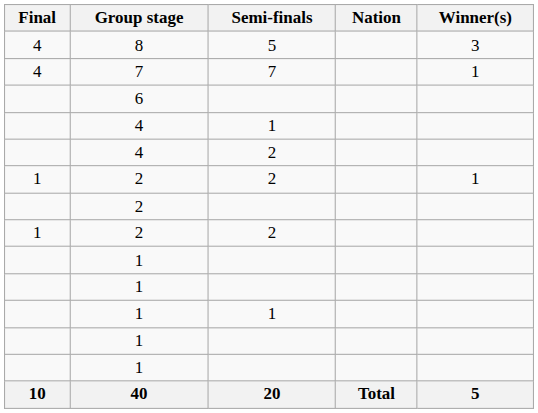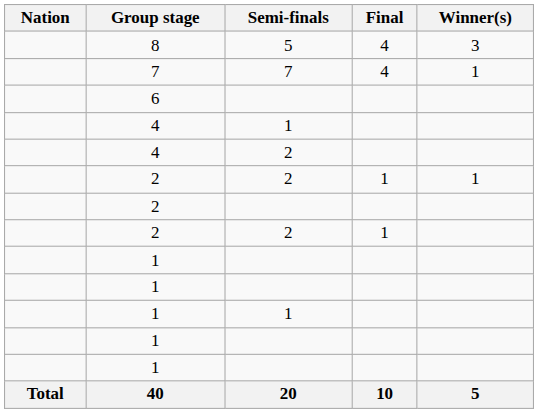columns swapped: (376, 17) <-> (37, 17)
